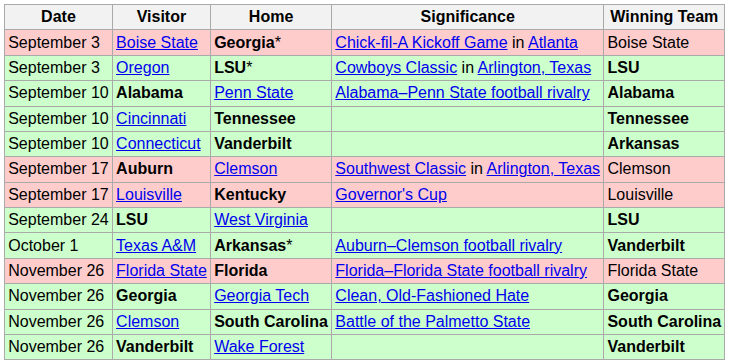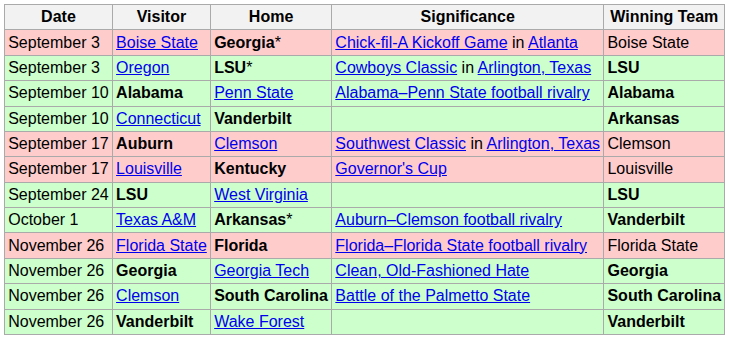- row: (151, 118)
